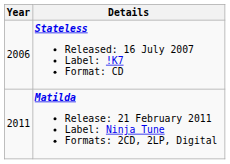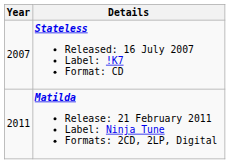(18, 55) 2006 -> (18, 55) 2007
